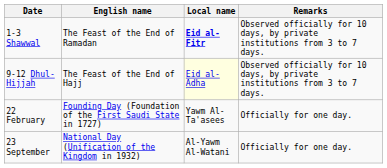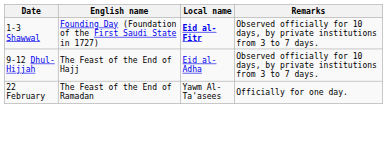(119, 38) The Feast of the End of Ramadan -> (118, 33) Founding Day (Foundation of the First Saudi State in 1727)
(203, 79) lightyellow background -> (199, 65) no background
(121, 115) Founding Day (Foundation of the First Saudi State in 1727) -> (116, 92) The Feast of the End of Ramadan
- row: (28, 147)
